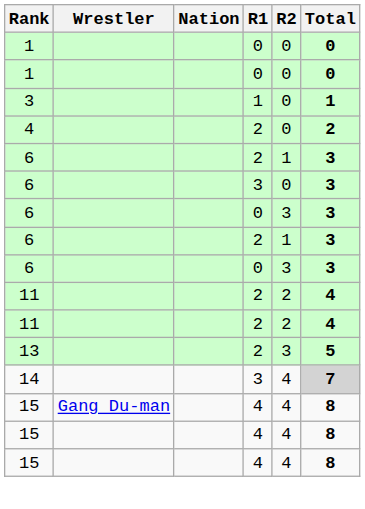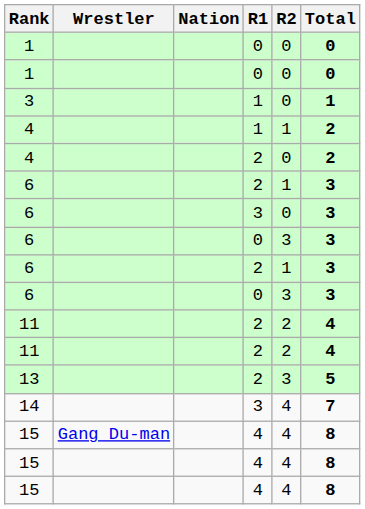+ row: (29, 130)
(330, 379) lightgrey background -> (330, 407) no background
